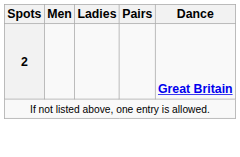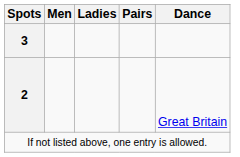+ row: (24, 40)
(195, 89) bold -> (193, 122) normal
